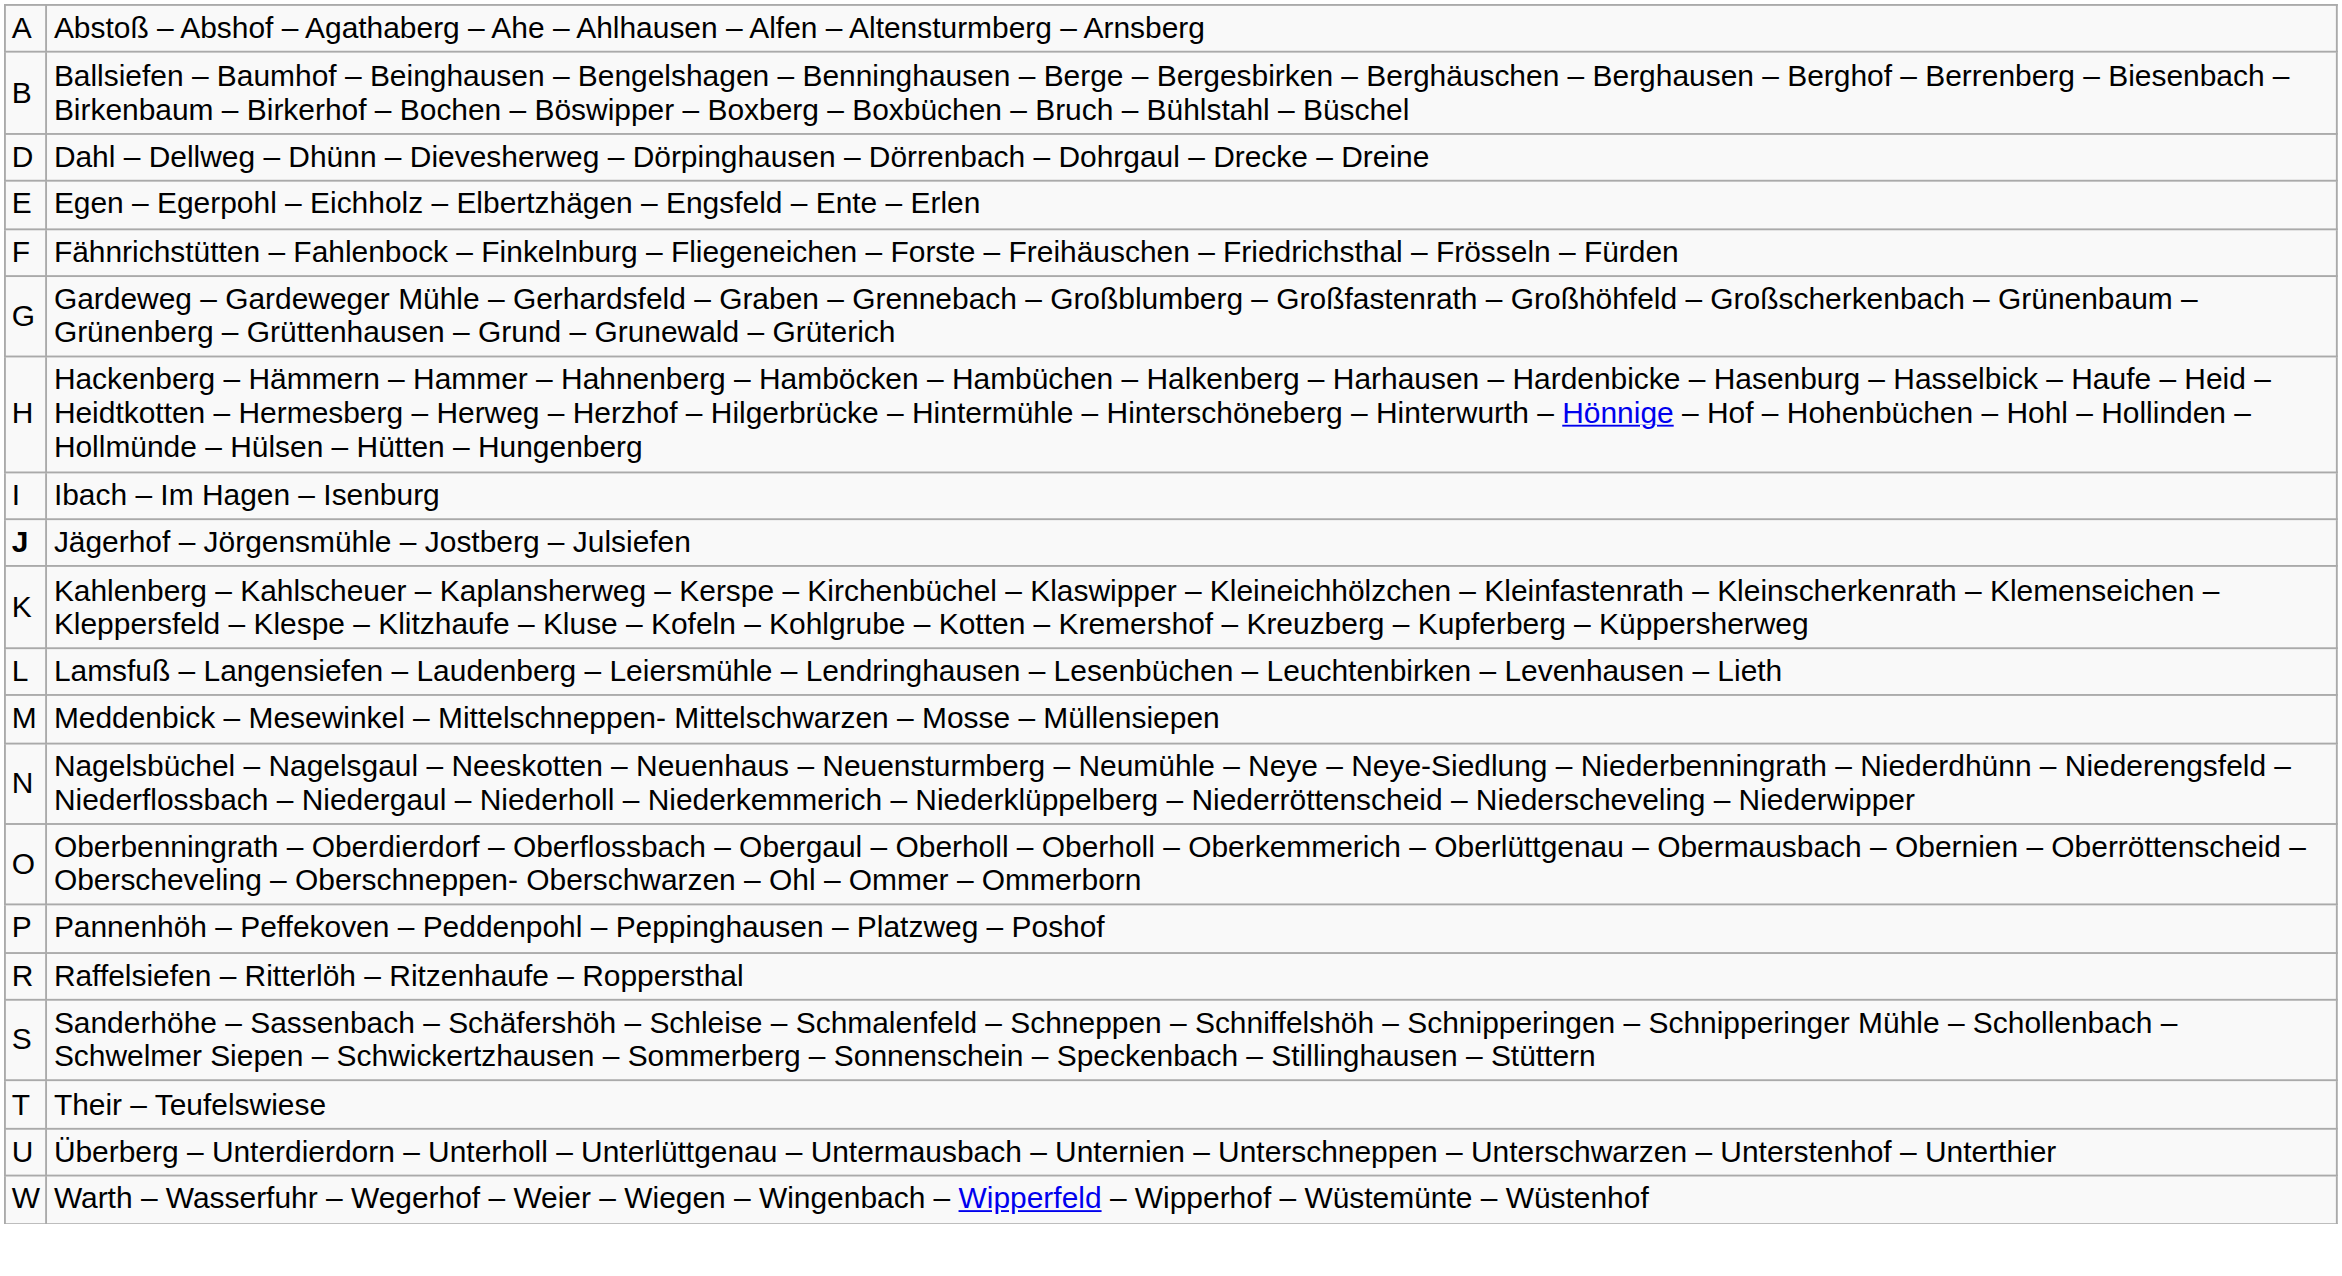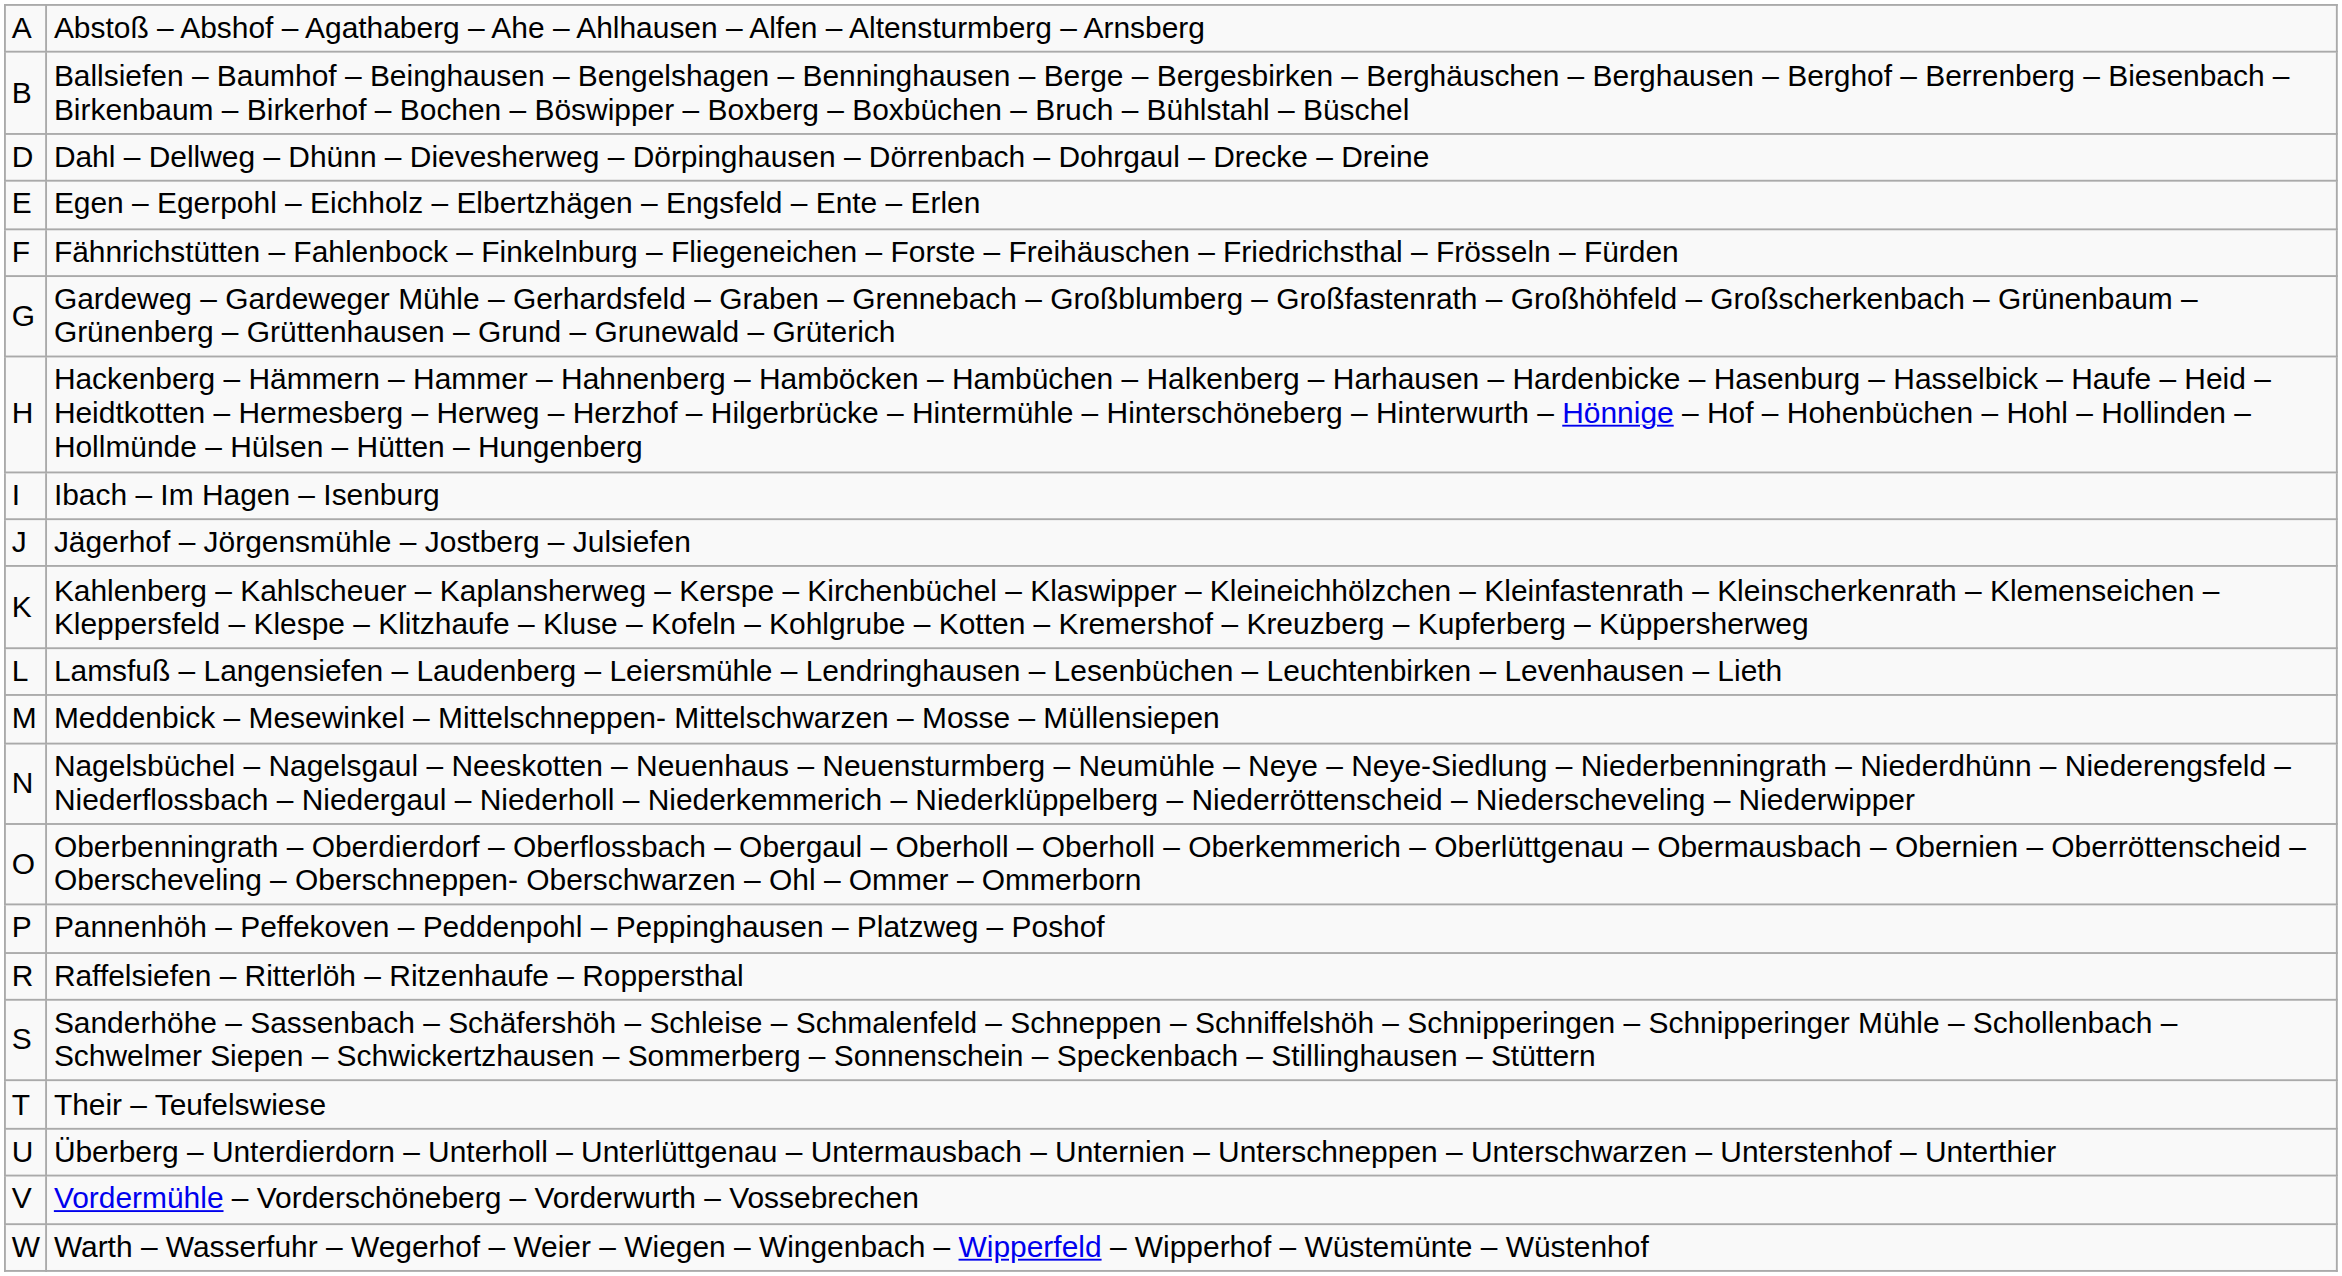(20, 542) bold -> (19, 542) normal
+ row: (486, 1199)
